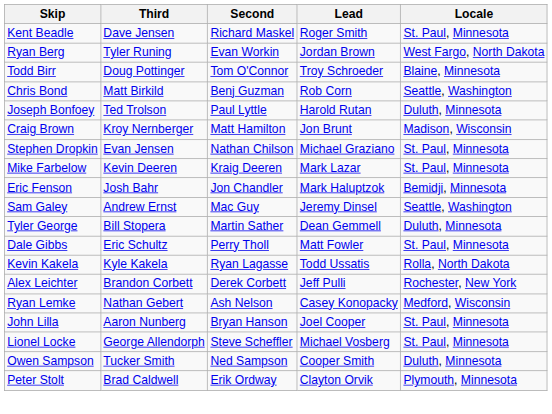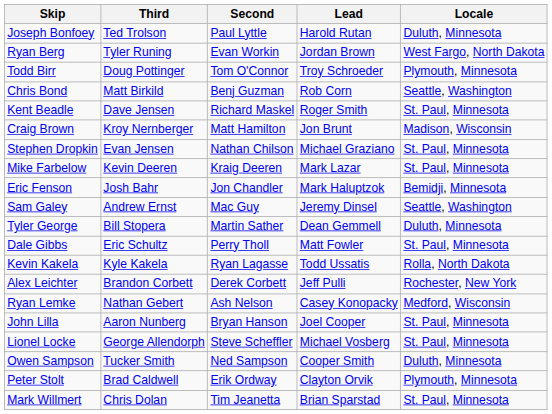rows swapped: (40, 33) <-> (51, 110)
(452, 71) Blaine, Minnesota -> (460, 71) Plymouth, Minnesota
+ row: (44, 399)
